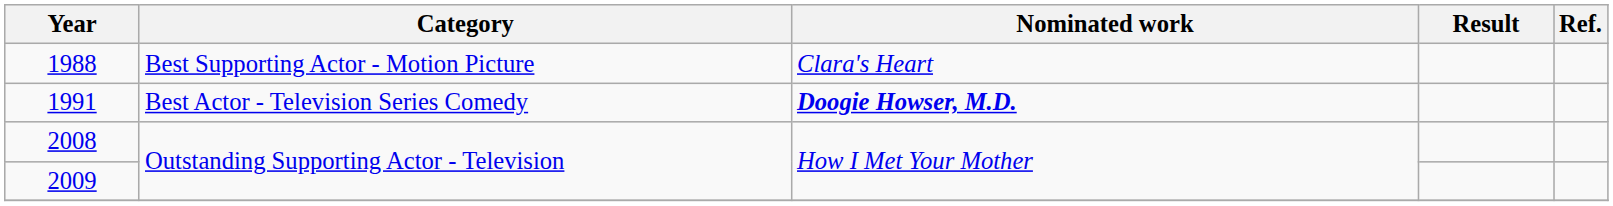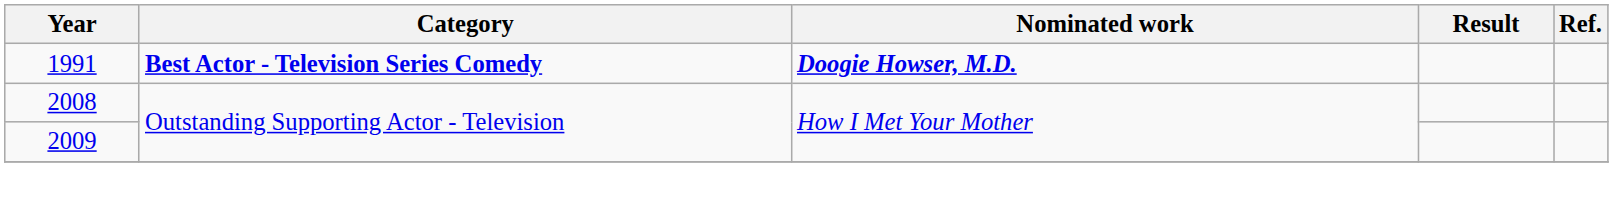- row: (72, 63)
(337, 102) normal -> (344, 63) bold
